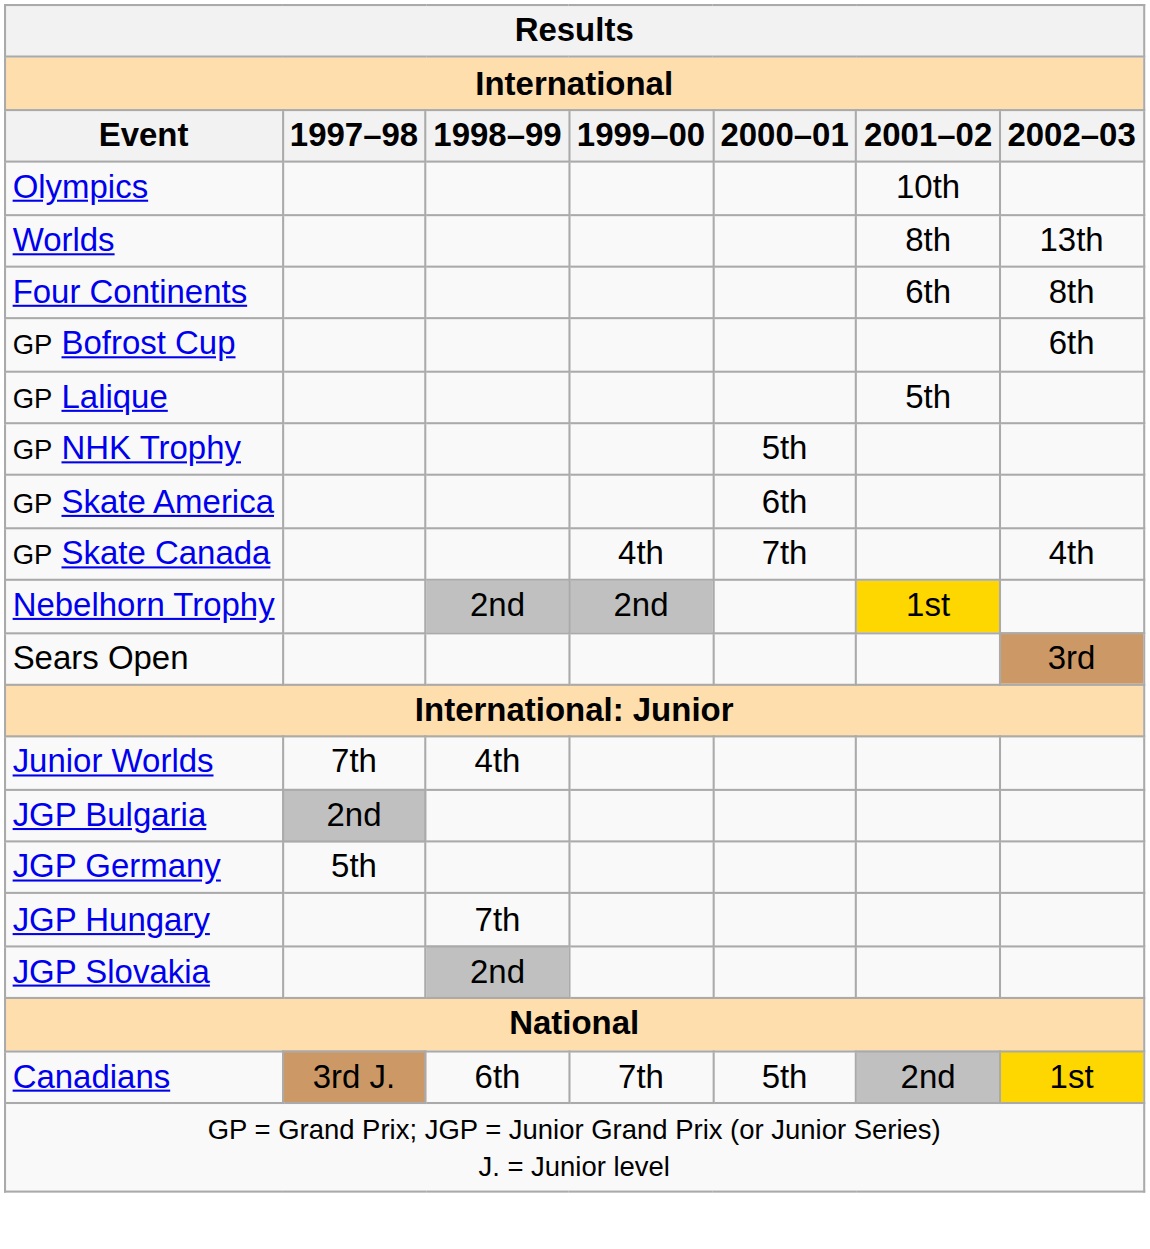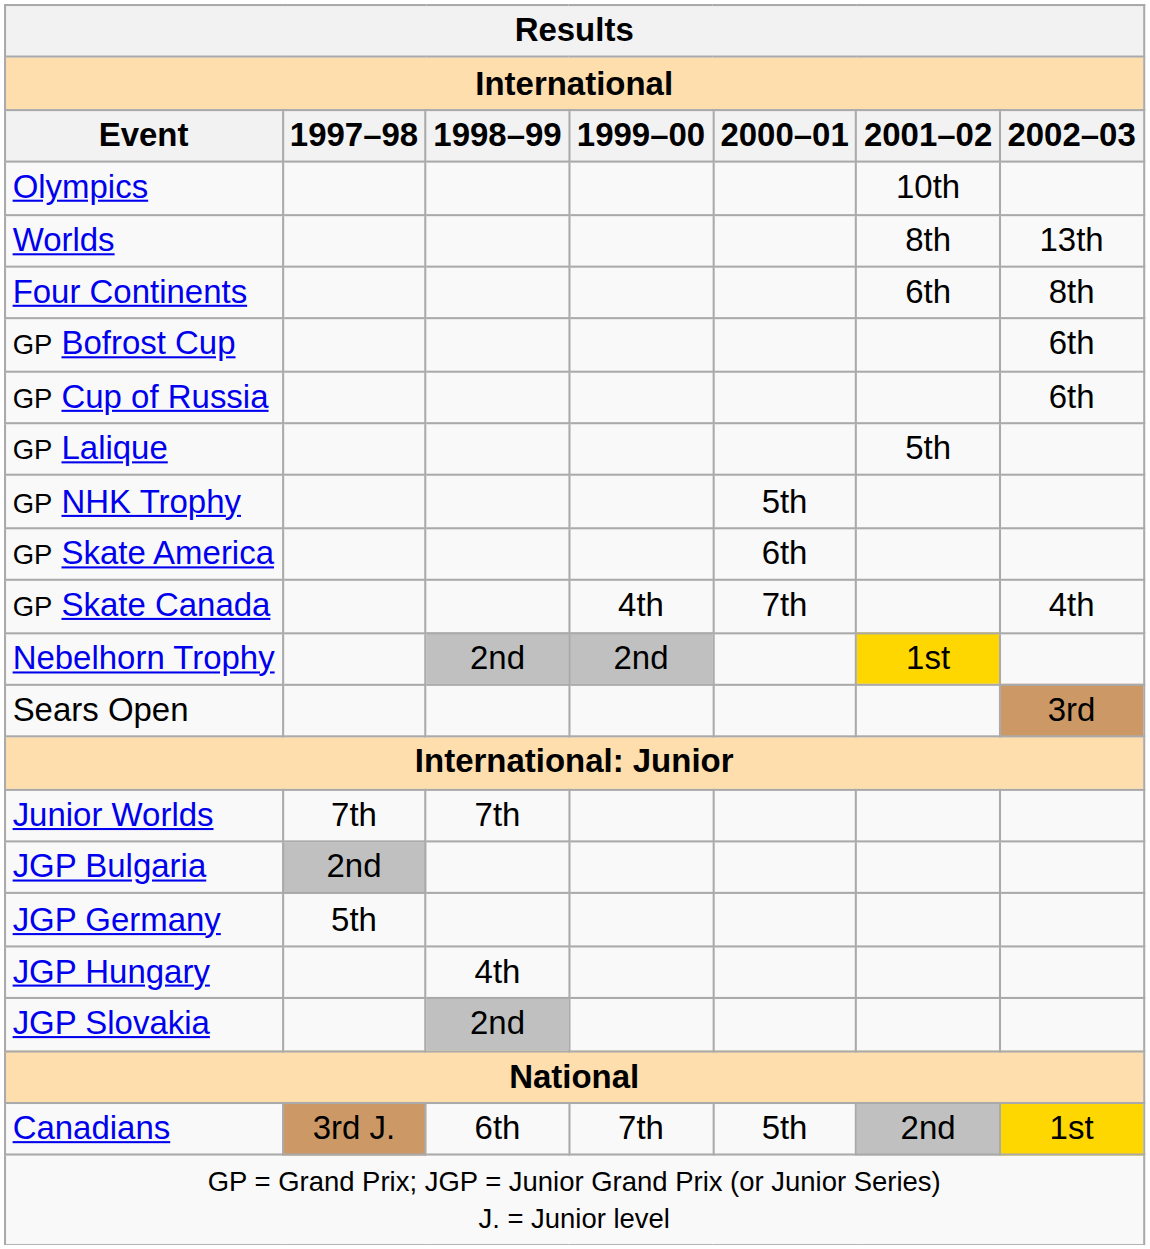+ row: (141, 396)
(497, 762) 4th -> (497, 814) 7th
(497, 919) 7th -> (497, 971) 4th
